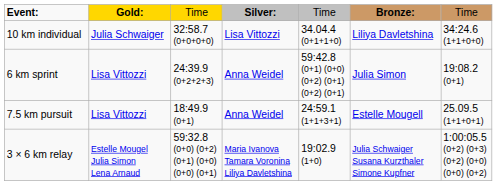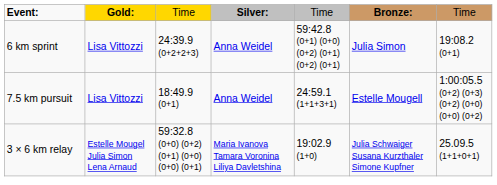- row: (44, 35)
(463, 114) 25.09.5 (1+1+0+1) -> (461, 98) 1:00:05.5 (0+2) (0+3) (0+2) (0+0) (0+0) (0+2)
(465, 154) 1:00:05.5 (0+2) (0+3) (0+2) (0+0) (0+0) (0+2) -> (459, 149) 25.09.5 (1+1+0+1)
